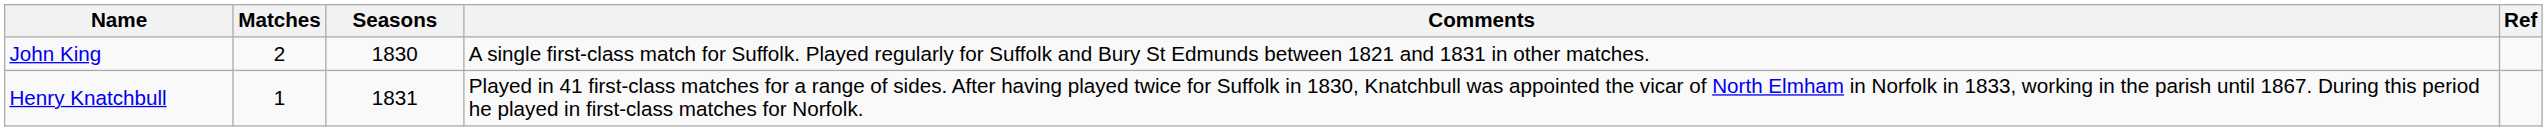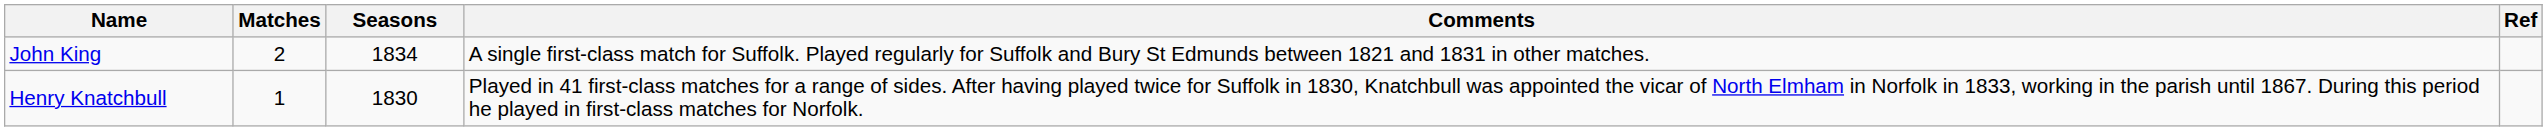(395, 53) 1830 -> (395, 53) 1834
(395, 97) 1831 -> (395, 97) 1830
